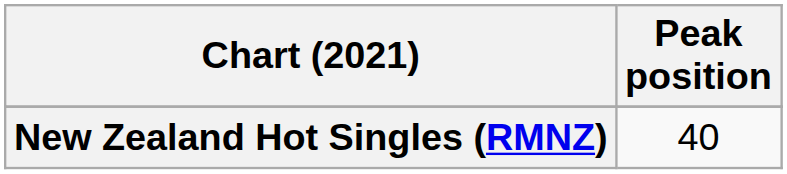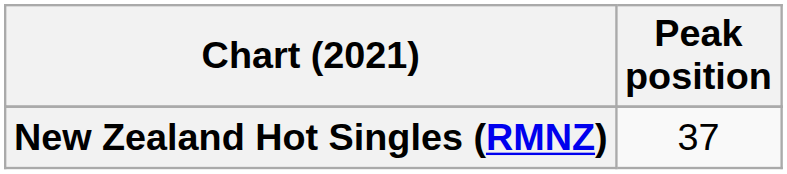(698, 136) 40 -> (698, 136) 37
